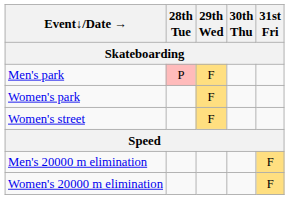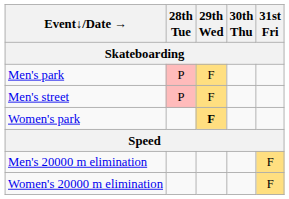+ row: (39, 97)
(211, 97) normal -> (211, 118) bold
- row: (46, 118)
